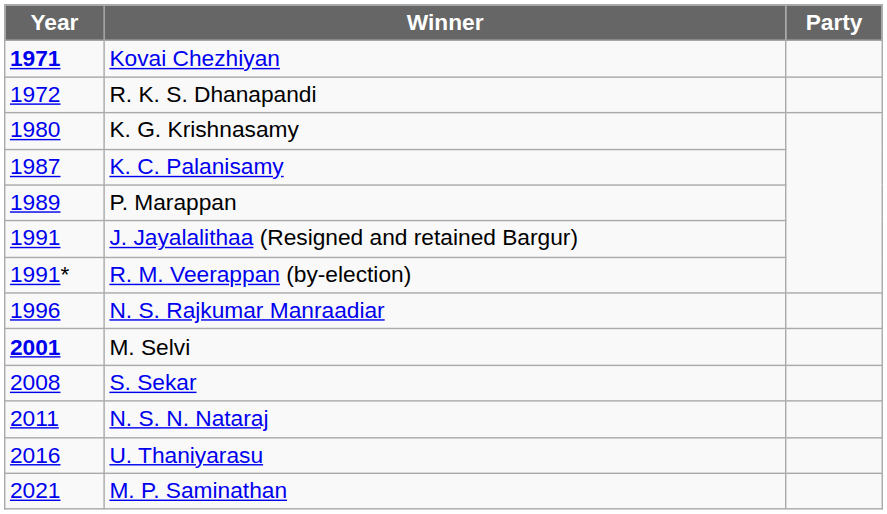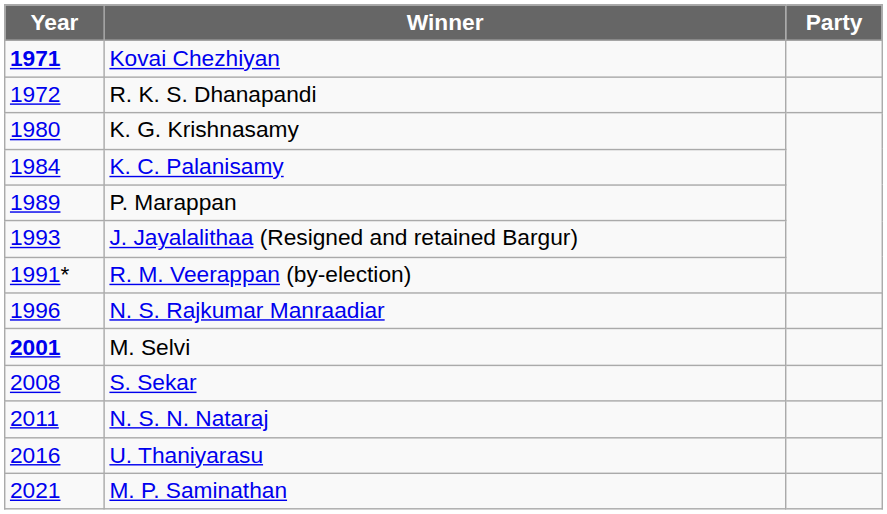(35, 166) 1987 -> (35, 166) 1984
(35, 238) 1991 -> (35, 238) 1993
